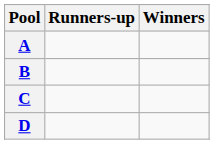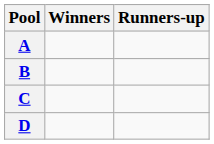columns swapped: (174, 17) <-> (92, 17)
